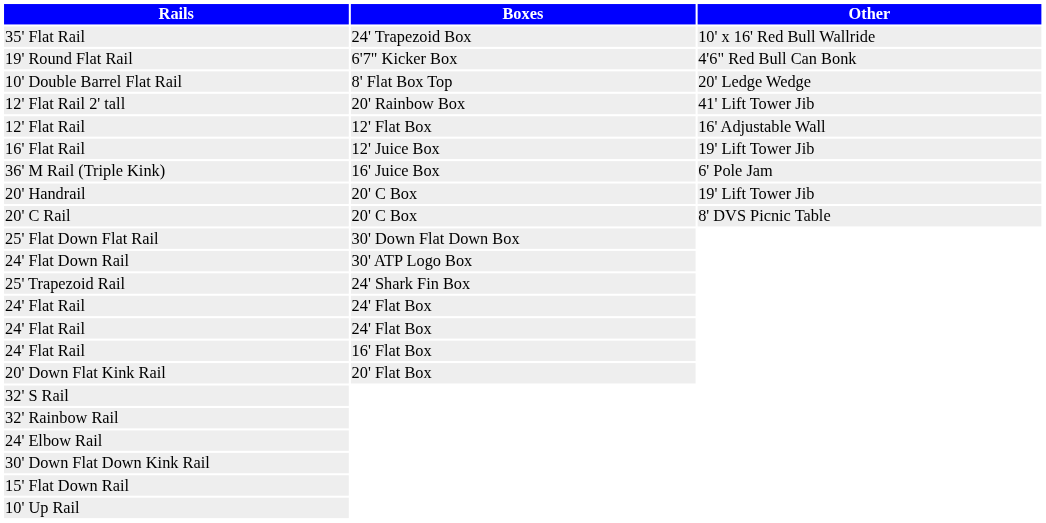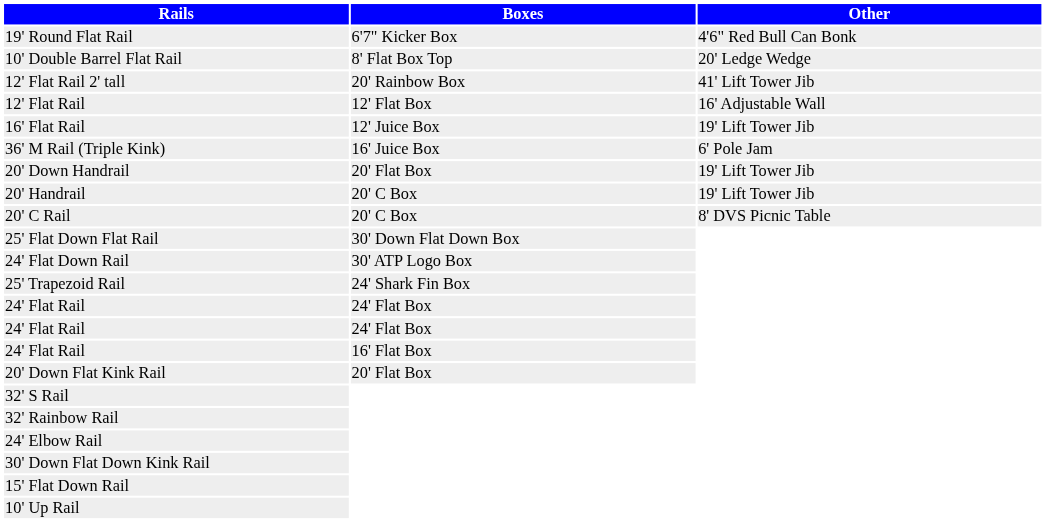- row: (45, 36)
+ row: (67, 171)
